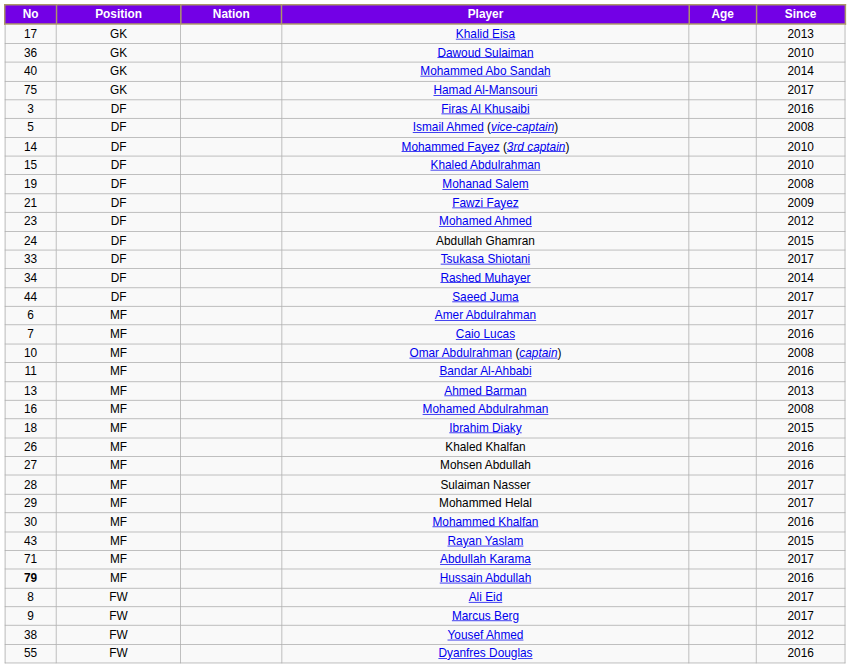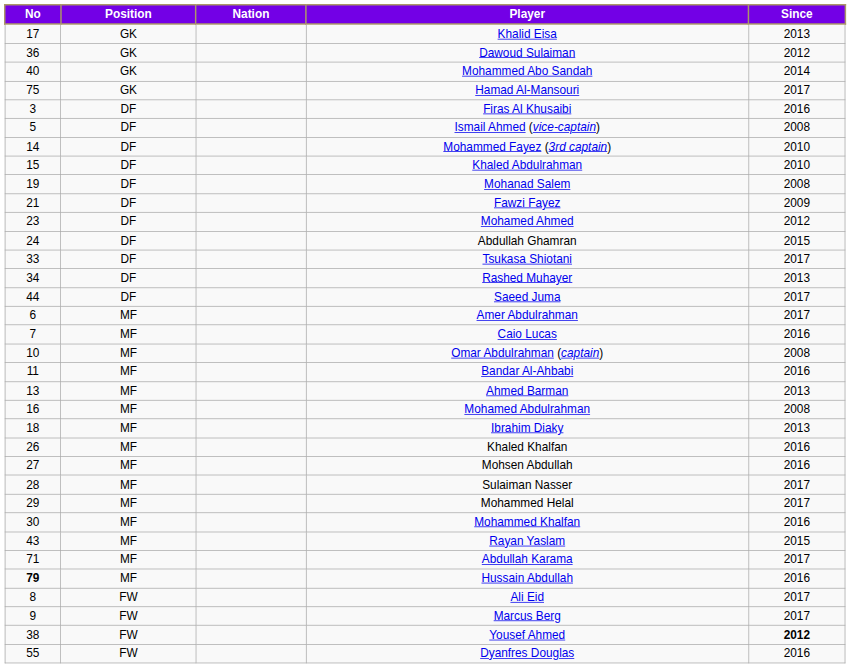- column: (723, 14)
(801, 52) 2010 -> (797, 52) 2012
(801, 278) 2014 -> (797, 278) 2013
(801, 428) 2015 -> (797, 428) 2013
(801, 635) normal -> (797, 635) bold
